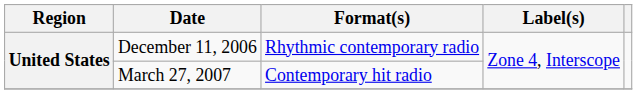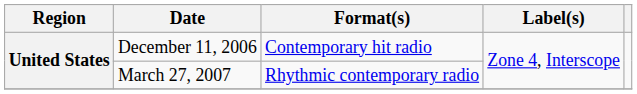(372, 46) Rhythmic contemporary radio -> (348, 46) Contemporary hit radio
(348, 74) Contemporary hit radio -> (372, 74) Rhythmic contemporary radio
